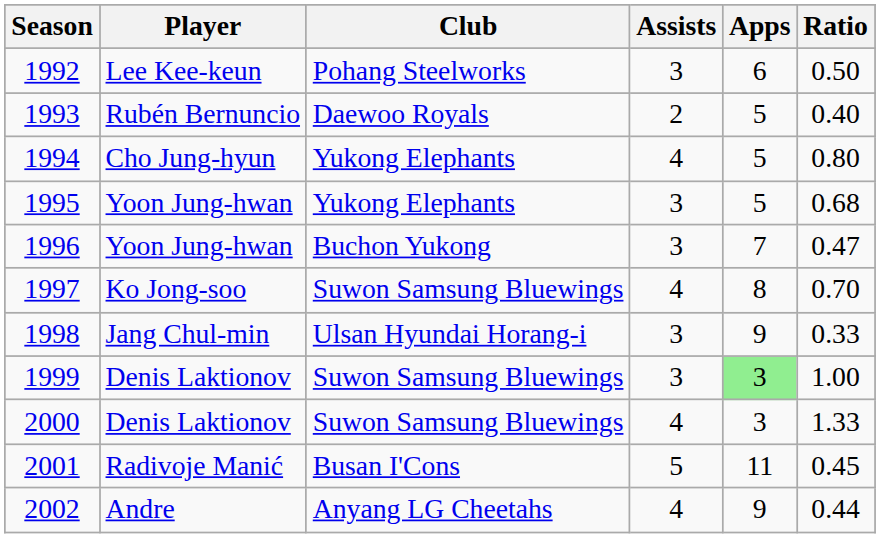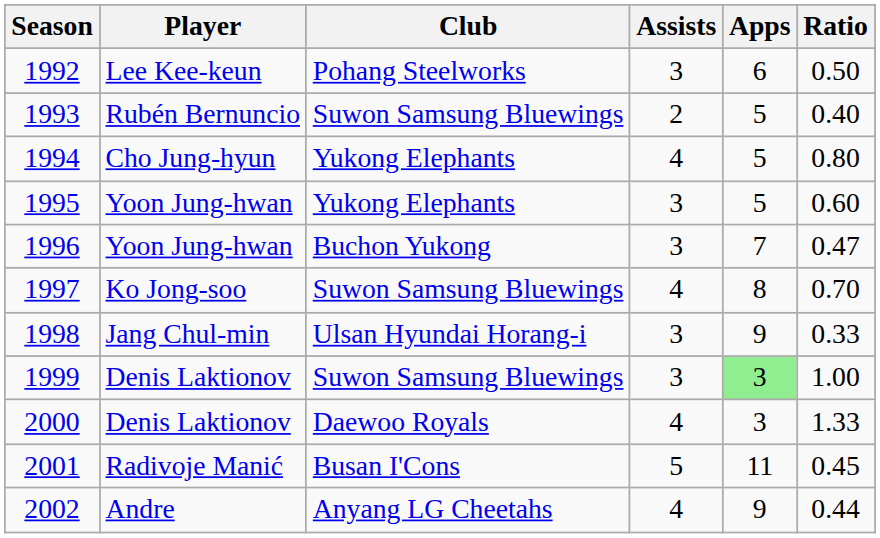(401, 114) Daewoo Royals -> (468, 114) Suwon Samsung Bluewings
(836, 202) 0.68 -> (836, 202) 0.60
(468, 421) Suwon Samsung Bluewings -> (401, 421) Daewoo Royals
